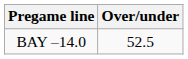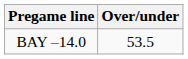(140, 41) 52.5 -> (140, 41) 53.5
